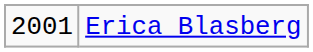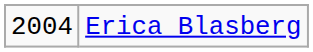(42, 26) 2001 -> (42, 26) 2004
